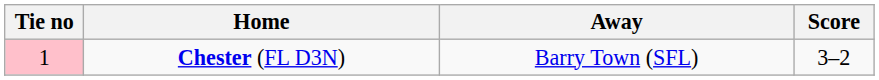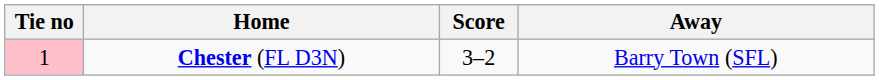columns swapped: (834, 22) <-> (617, 22)
